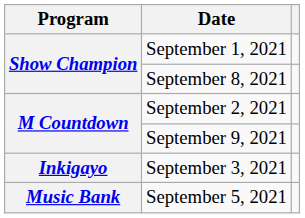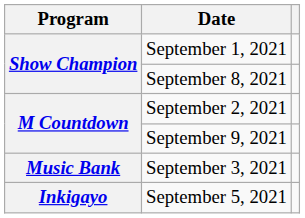(73, 167) Inkigayo -> (73, 167) Music Bank
(73, 197) Music Bank -> (73, 197) Inkigayo
